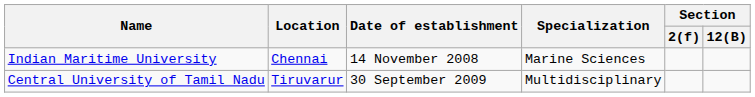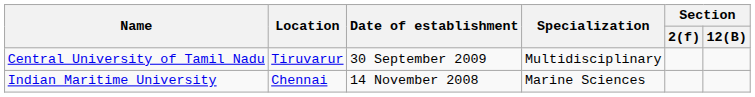rows swapped: (136, 81) <-> (112, 59)
